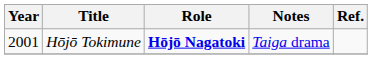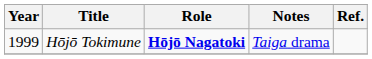(24, 41) 2001 -> (24, 41) 1999
